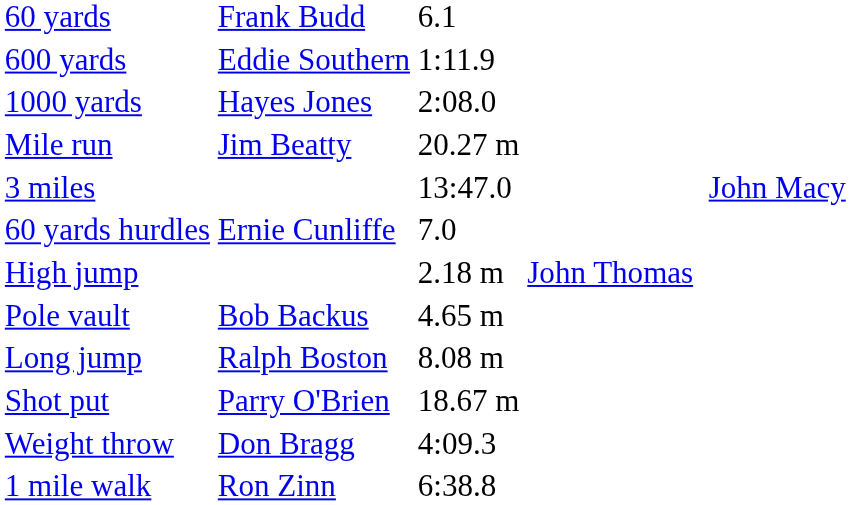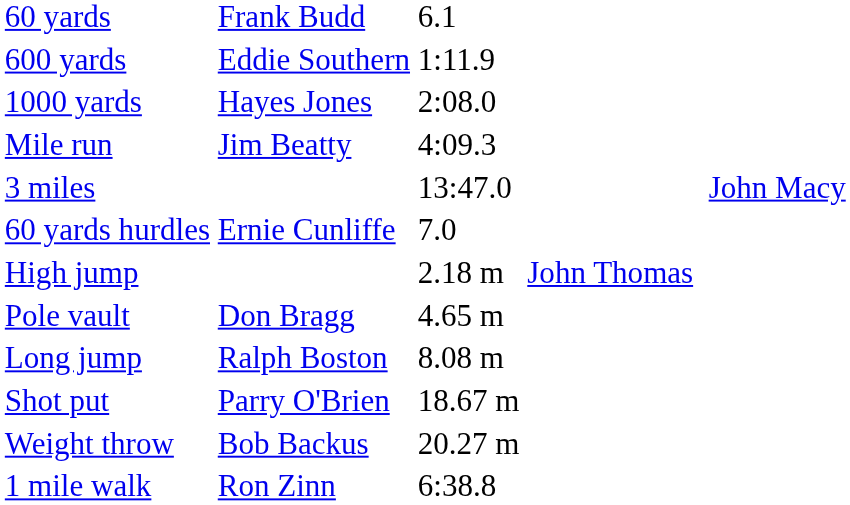(469, 144) 20.27 m -> (457, 144) 4:09.3
(293, 315) Bob Backus -> (286, 315) Don Bragg
(286, 443) Don Bragg -> (293, 443) Bob Backus
(457, 443) 4:09.3 -> (469, 443) 20.27 m
